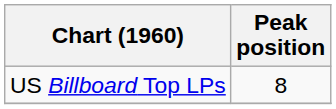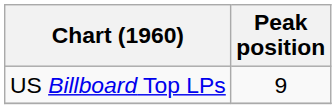(281, 84) 8 -> (281, 84) 9
